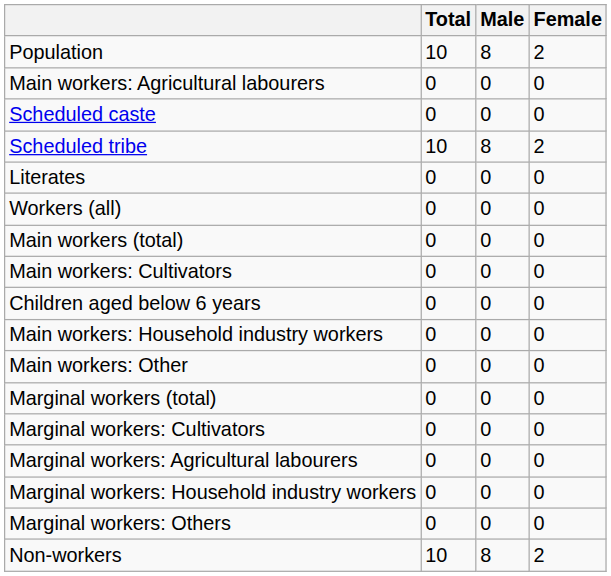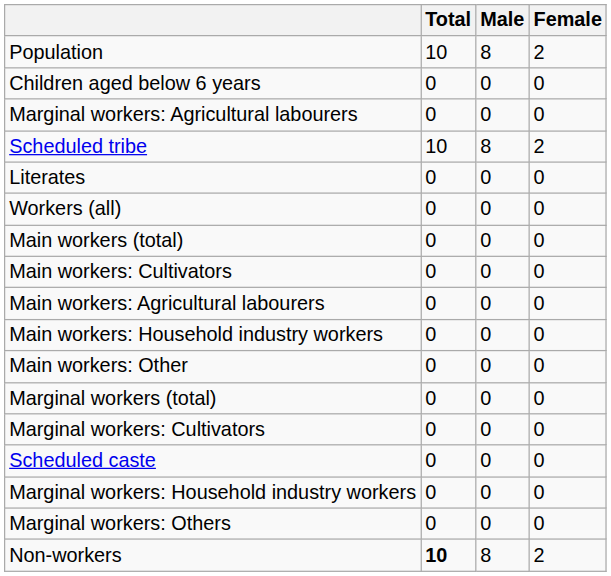rows swapped: (135, 303) <-> (167, 83)
rows swapped: (83, 114) <-> (183, 460)
(436, 555) normal -> (436, 555) bold
